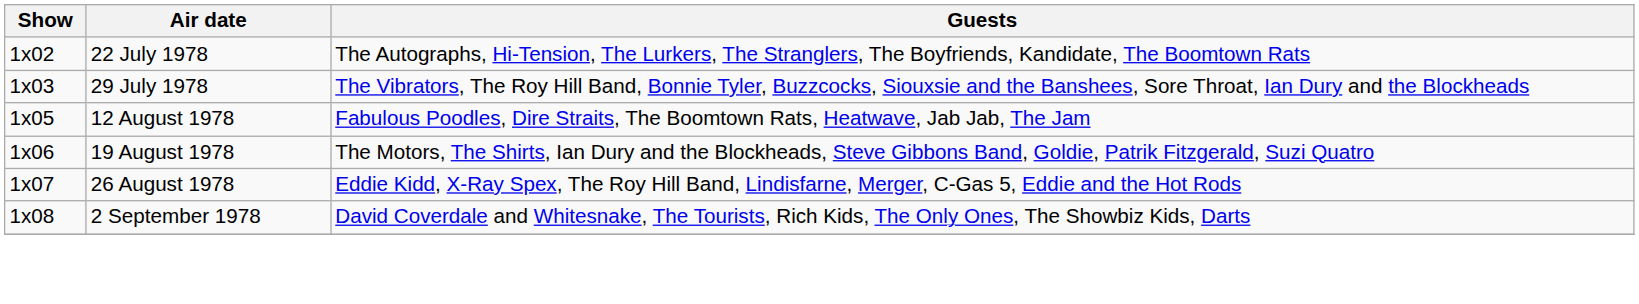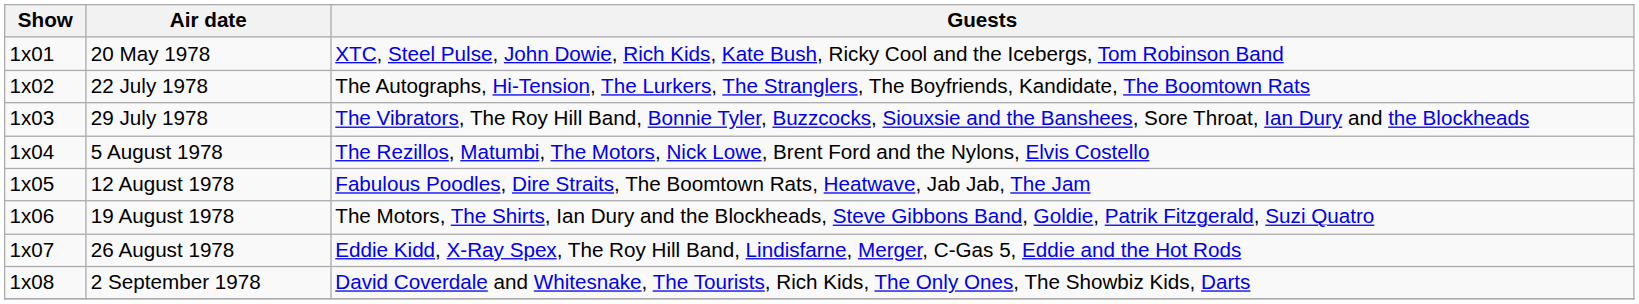+ row: (151, 53)
+ row: (157, 151)
